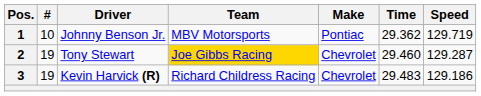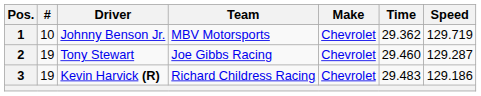(342, 35) Pontiac -> (348, 35) Chevrolet
(222, 55) gold background -> (222, 55) no background
